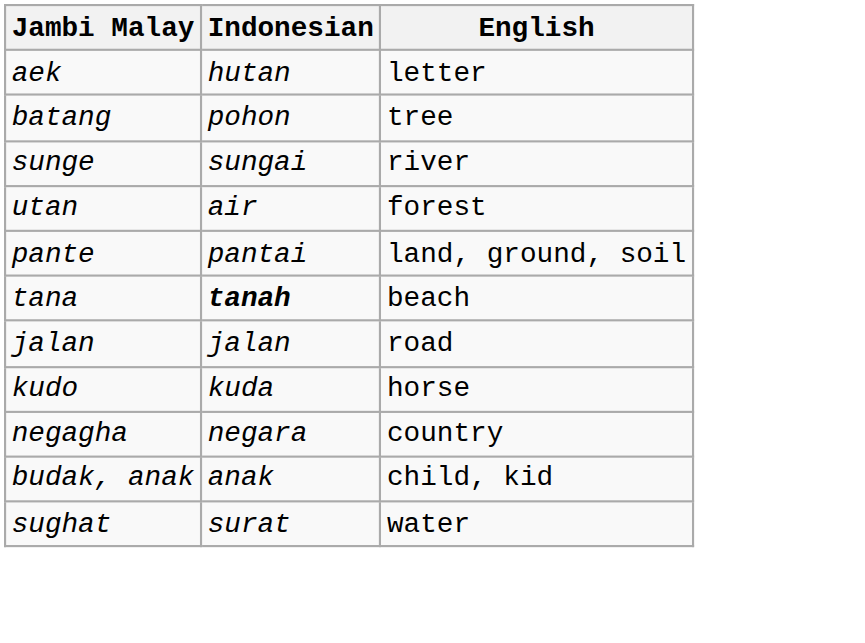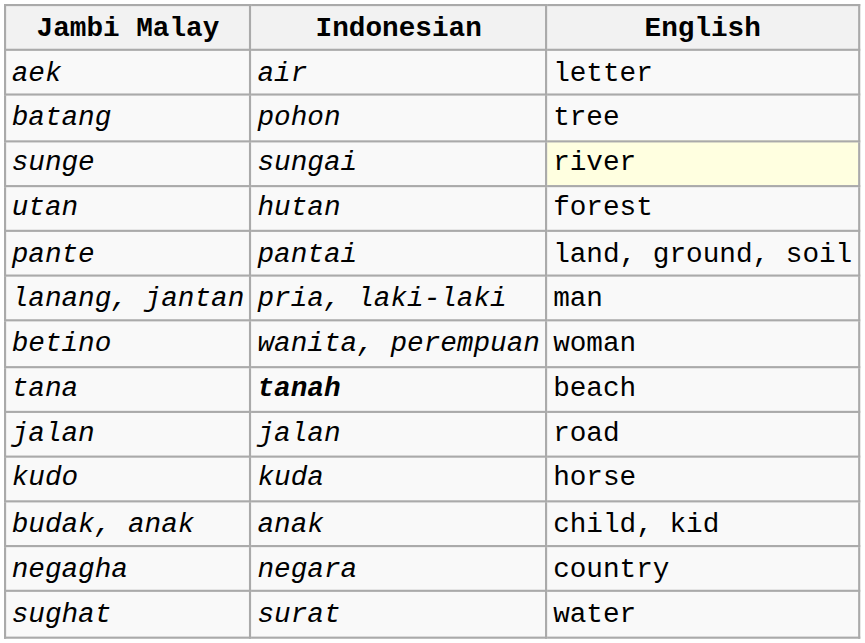(249, 73) hutan -> (282, 73) air
(429, 163) no background -> (595, 163) lightyellow background
(233, 208) air -> (299, 208) hutan
+ row: (128, 298)
+ row: (62, 344)
rows swapped: (103, 479) <-> (70, 434)
